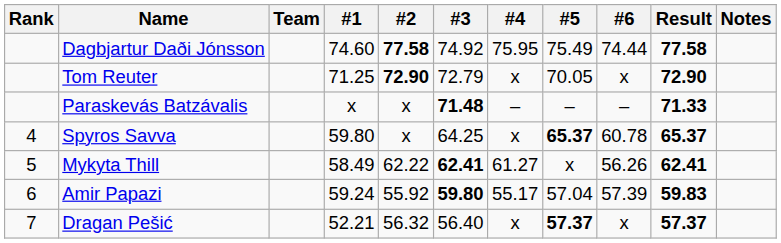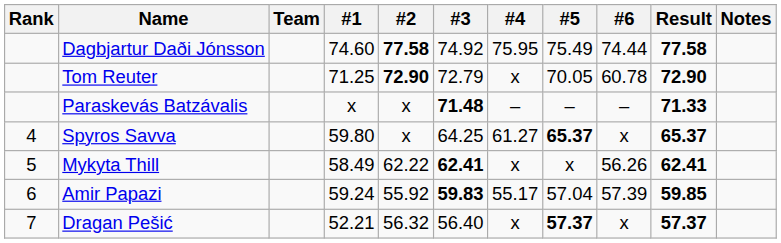(624, 77) x -> (624, 77) 60.78
(515, 135) x -> (515, 135) 61.27
(624, 135) 60.78 -> (624, 135) x
(515, 164) 61.27 -> (515, 164) x
(461, 194) 59.80 -> (461, 194) 59.83
(684, 194) 59.83 -> (684, 194) 59.85
